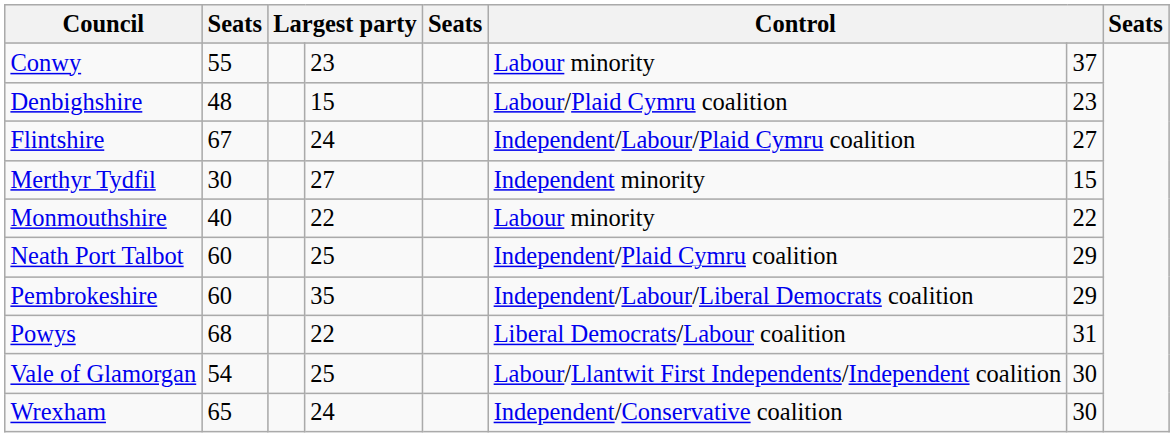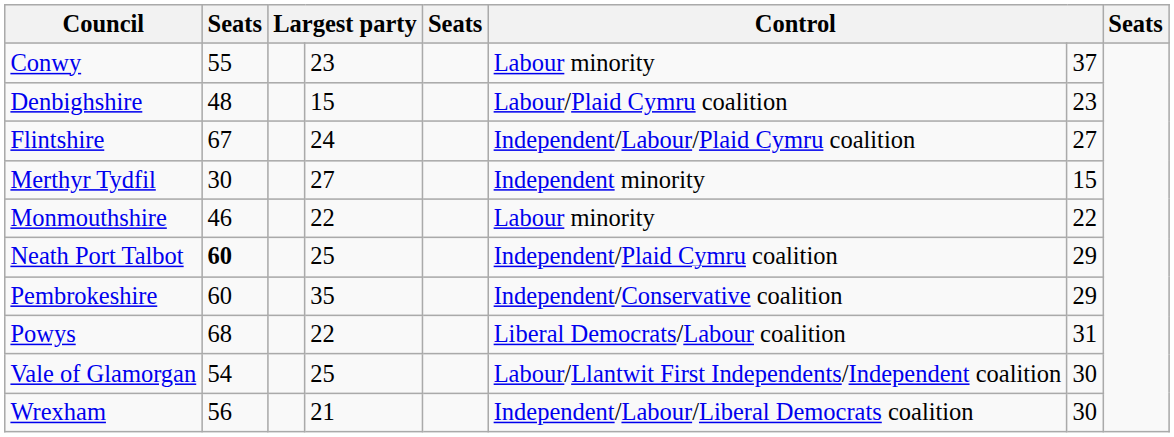(220, 218) 40 -> (220, 218) 46
(220, 256) normal -> (220, 256) bold
(734, 295) Independent/Labour/Liberal Democrats coalition -> (668, 295) Independent/Conservative coalition
(220, 412) 65 -> (220, 412) 56
(323, 412) 24 -> (323, 412) 21
(668, 412) Independent/Conservative coalition -> (734, 412) Independent/Labour/Liberal Democrats coalition
